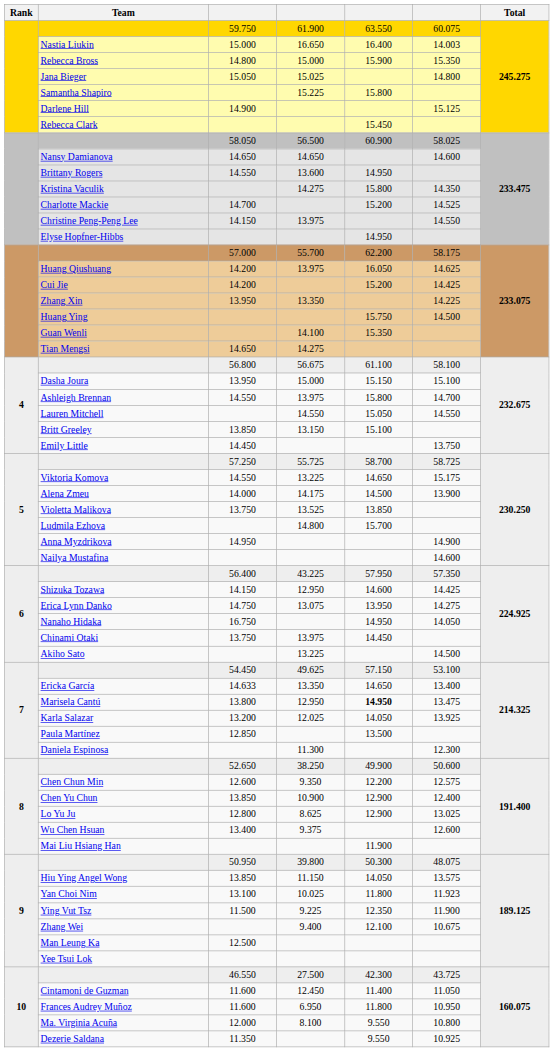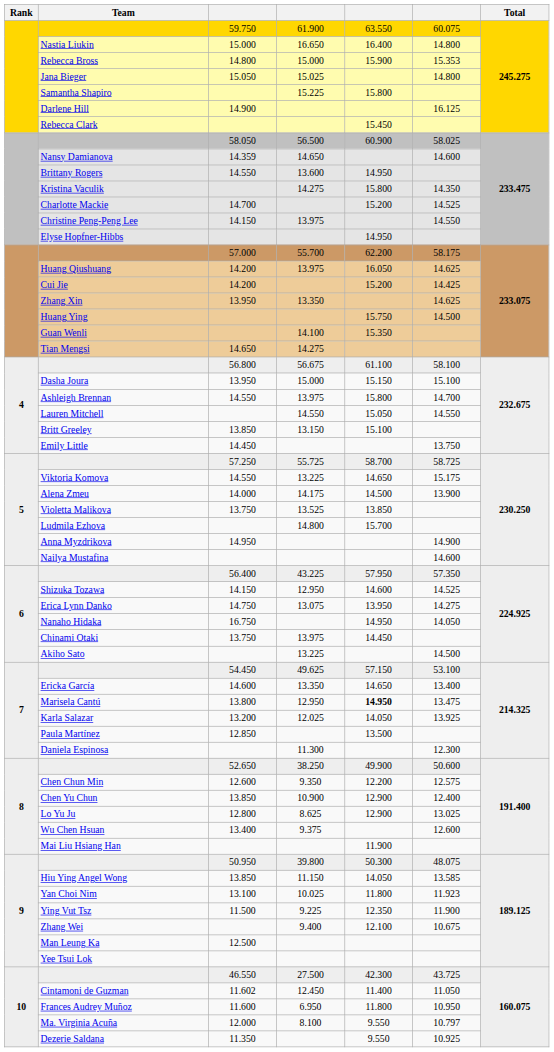(447, 44) 14.003 -> (447, 44) 14.800
(447, 60) 15.350 -> (447, 60) 15.353
(447, 108) 15.125 -> (447, 108) 16.125
(242, 157) 14.650 -> (242, 157) 14.359
(447, 301) 14.225 -> (447, 301) 14.625
(447, 590) 14.425 -> (447, 590) 14.525
(242, 686) 14.633 -> (242, 686) 14.600
(447, 878) 13.575 -> (447, 878) 13.585
(242, 991) 11.600 -> (242, 991) 11.602
(447, 1023) 10.800 -> (447, 1023) 10.797
